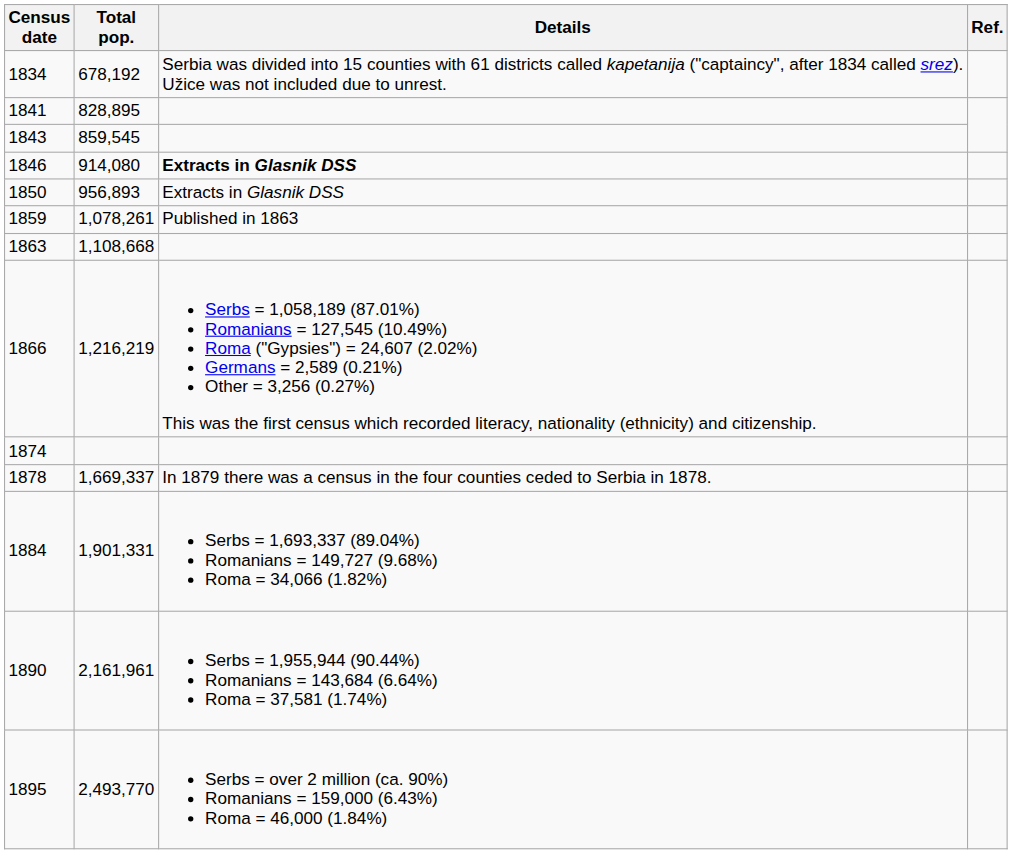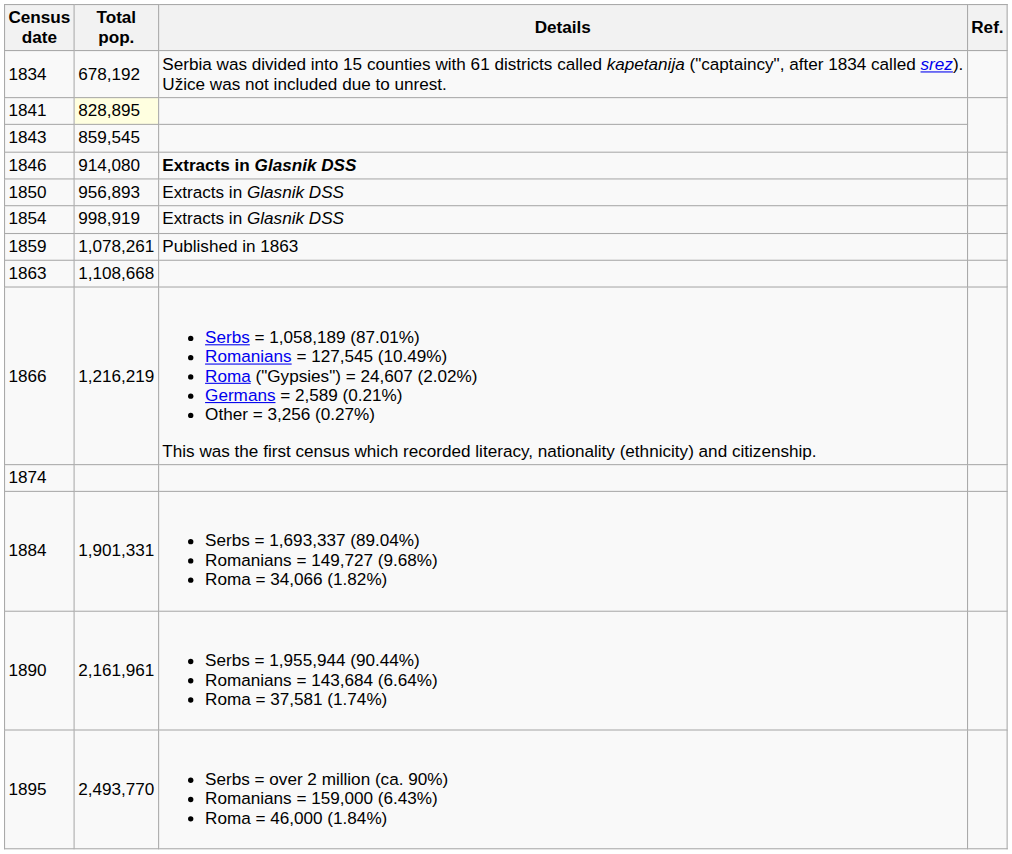(109, 110) no background -> (109, 110) lightyellow background
+ row: (28, 219)
- row: (28, 477)
